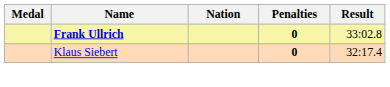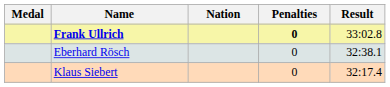+ row: (92, 53)
(294, 53) bold -> (294, 73) normal
